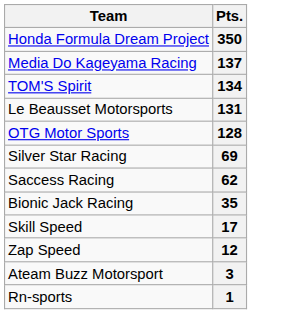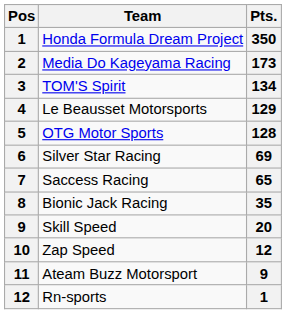+ column: (22, 16)
(230, 63) 137 -> (264, 63) 173
(230, 109) 131 -> (264, 109) 129
(230, 179) 62 -> (264, 179) 65
(230, 226) 17 -> (264, 226) 20
(230, 273) 3 -> (264, 273) 9
